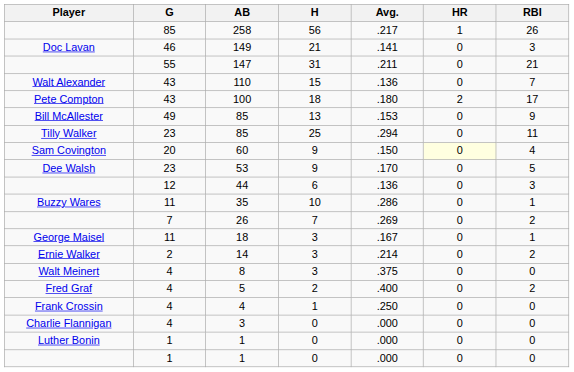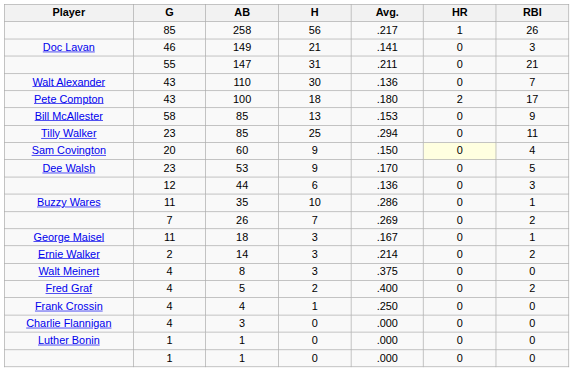(315, 82) 15 -> (315, 82) 30
(170, 116) 49 -> (170, 116) 58
